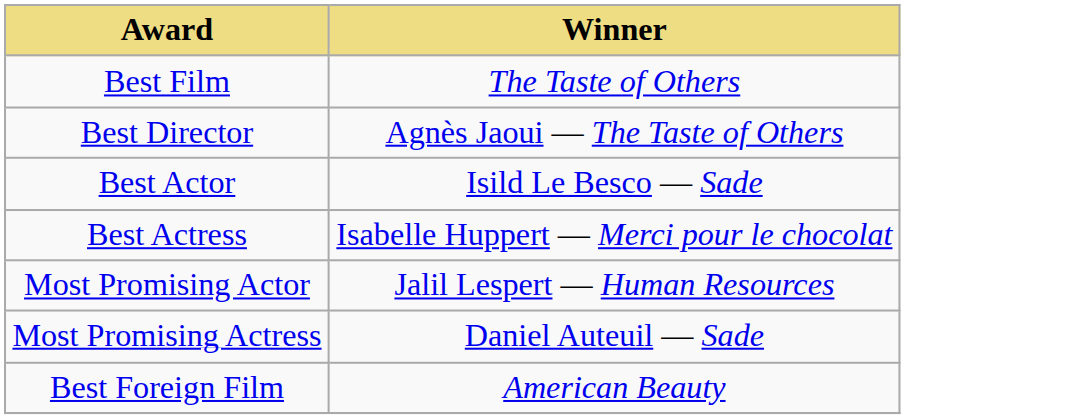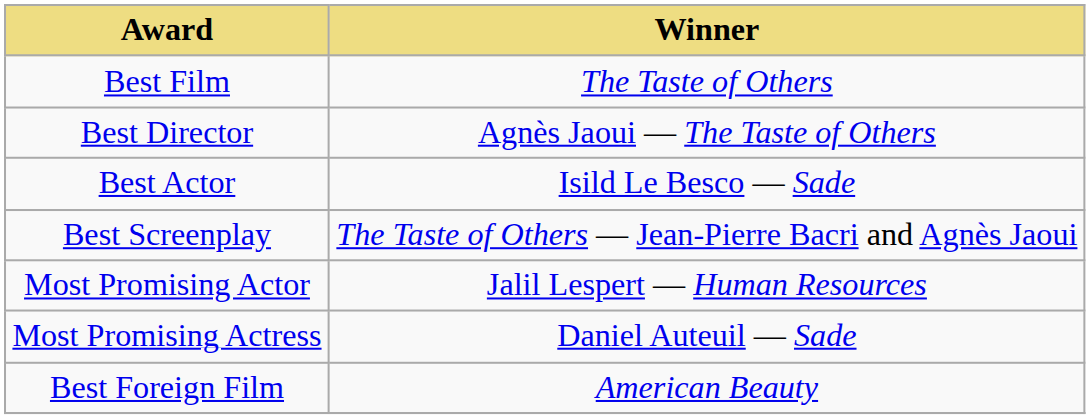- row: (167, 234)
+ row: (167, 234)
